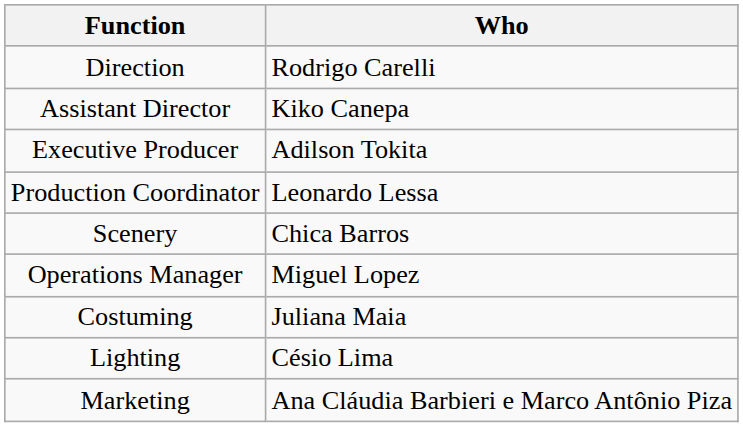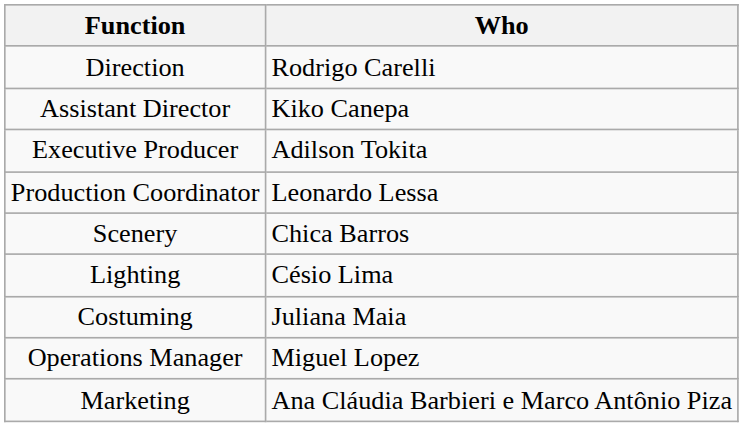rows swapped: (135, 358) <-> (135, 274)
